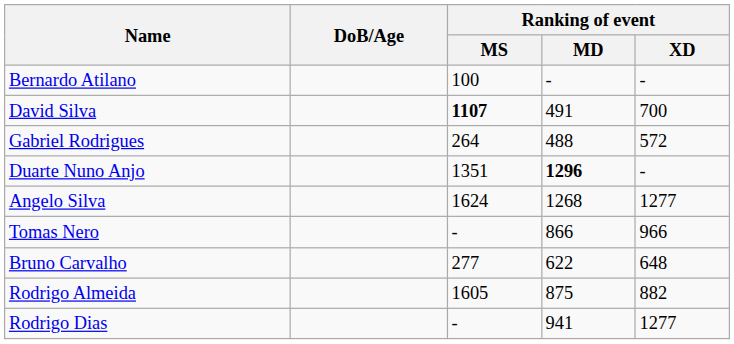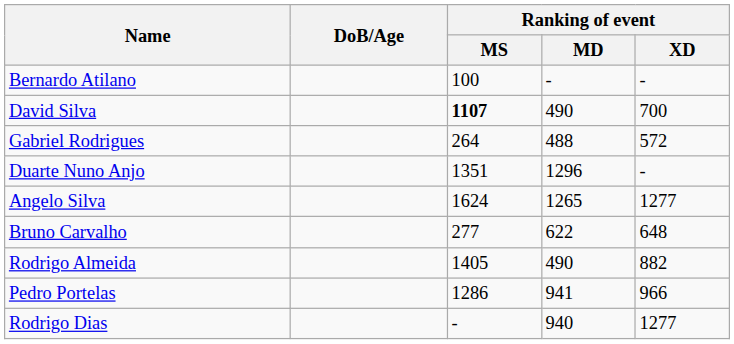(559, 110) 491 -> (559, 110) 490
(564, 171) bold -> (564, 171) normal
(564, 201) 1268 -> (564, 201) 1265
- row: (54, 232)
(470, 292) 1605 -> (470, 262) 1405
(559, 292) 875 -> (559, 262) 490
+ row: (62, 292)
(559, 323) 941 -> (559, 323) 940
